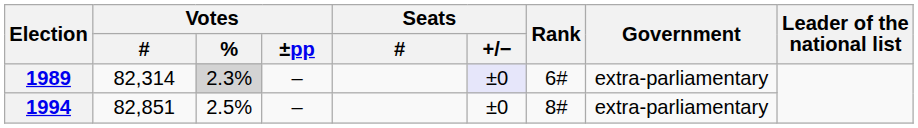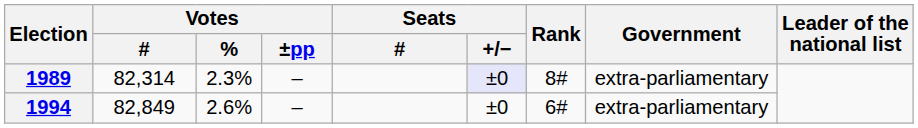(229, 78) lightgrey background -> (229, 78) no background
(556, 78) 6# -> (556, 78) 8#
(144, 107) 82,851 -> (144, 107) 82,849
(229, 107) 2.5% -> (229, 107) 2.6%
(556, 107) 8# -> (556, 107) 6#
